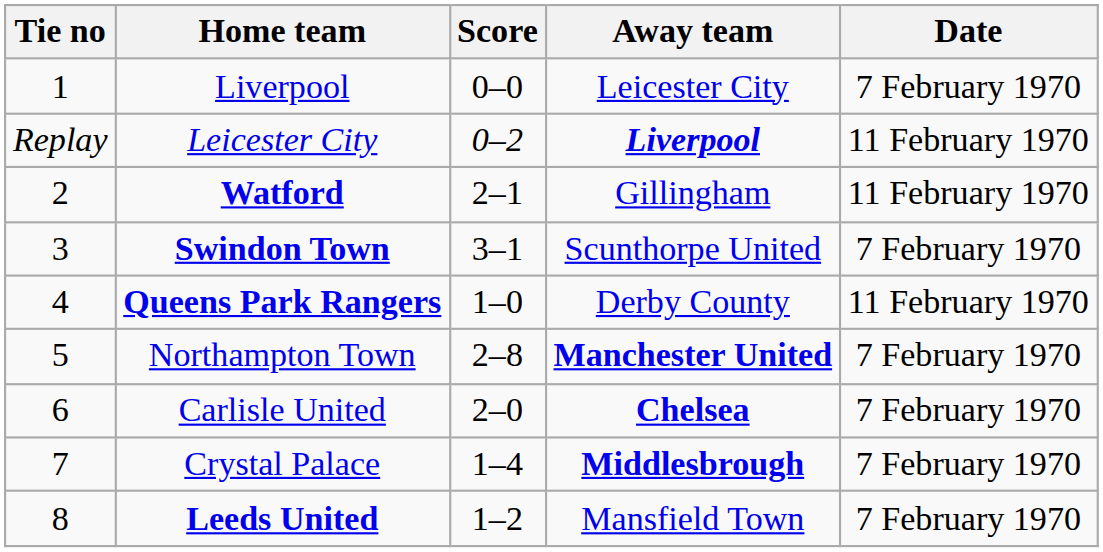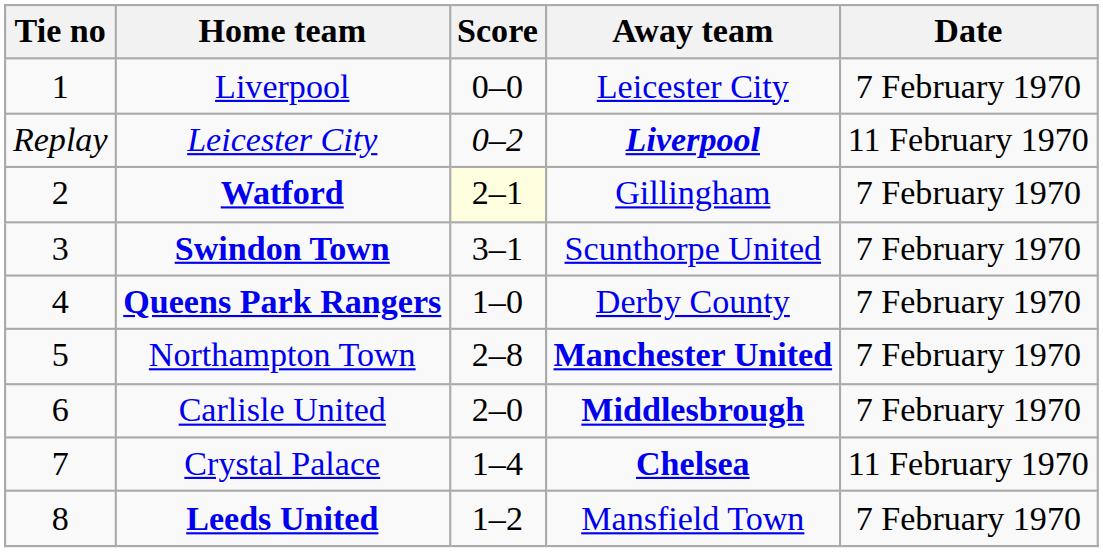(497, 193) no background -> (497, 193) lightyellow background
(968, 193) 11 February 1970 -> (968, 193) 7 February 1970
(968, 301) 11 February 1970 -> (968, 301) 7 February 1970
(693, 409) Chelsea -> (693, 409) Middlesbrough
(693, 463) Middlesbrough -> (693, 463) Chelsea
(968, 463) 7 February 1970 -> (968, 463) 11 February 1970
